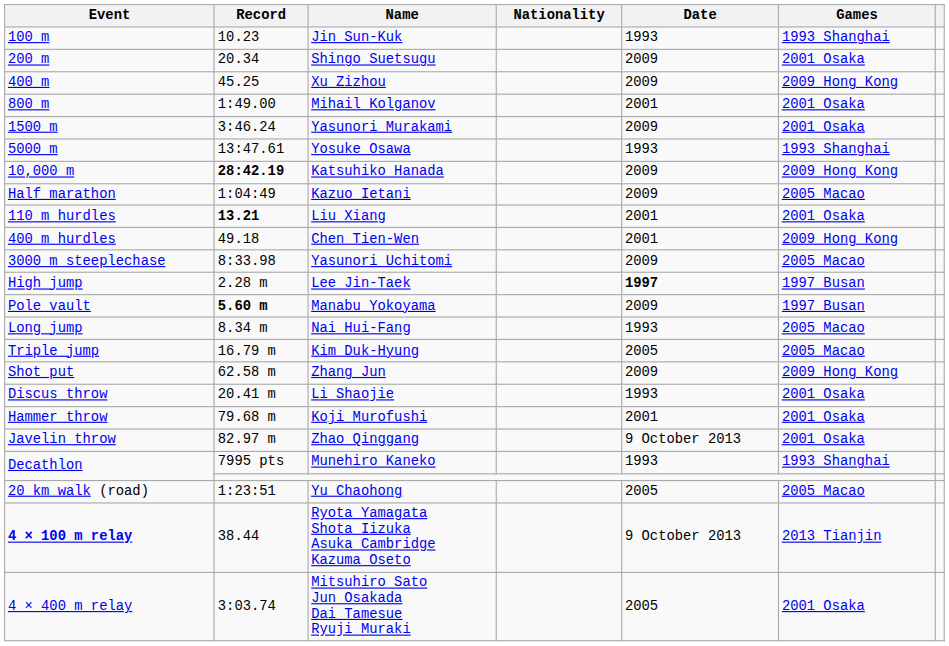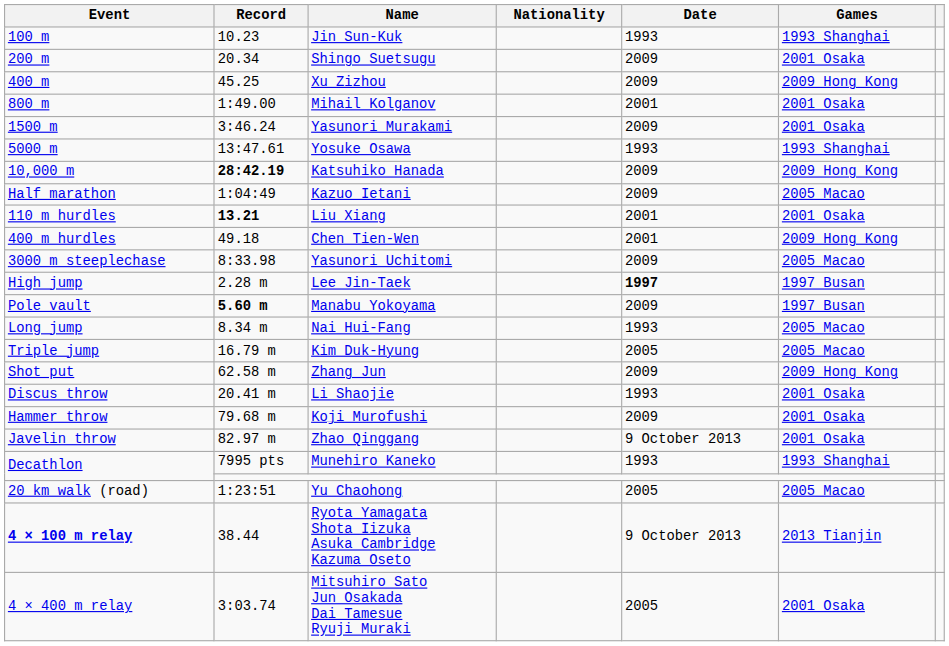(642, 418) 2001 -> (642, 418) 2009
